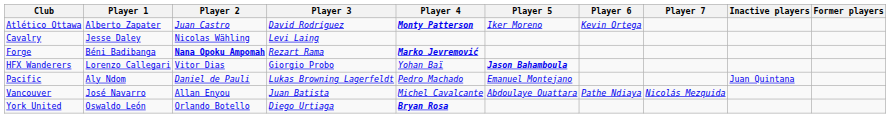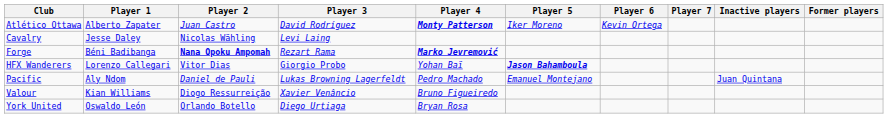+ row: (21, 92)
- row: (29, 92)
(423, 106) bold -> (443, 106) normal
